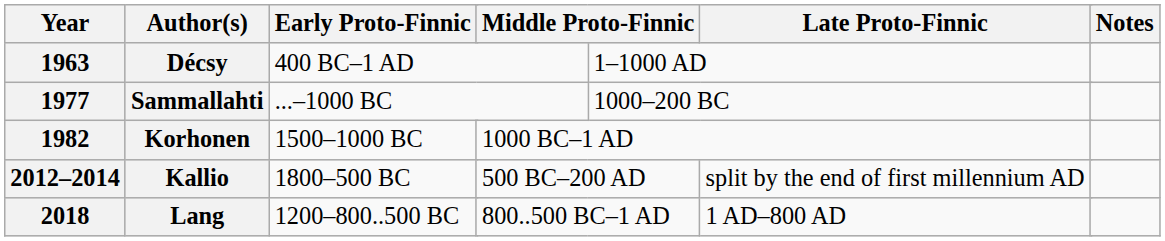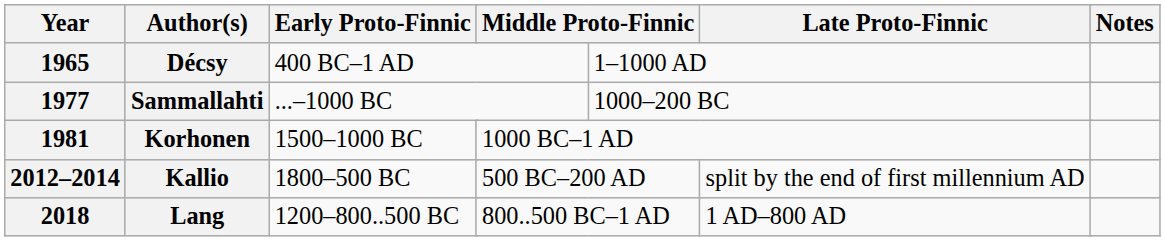(65, 62) 1963 -> (65, 62) 1965
(65, 139) 1982 -> (65, 139) 1981
